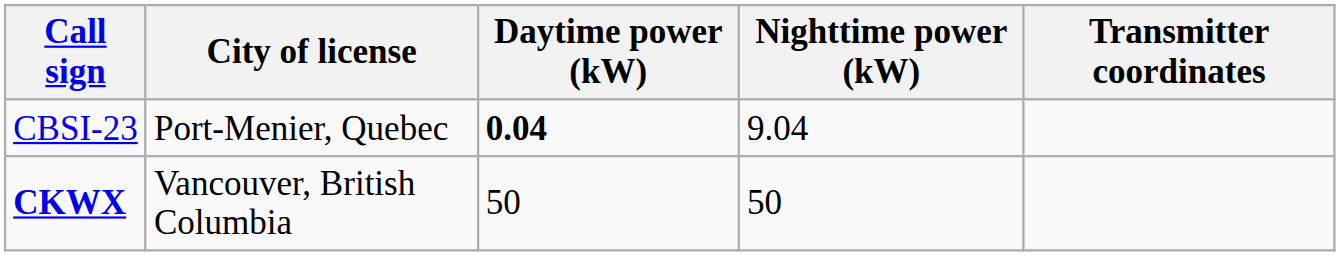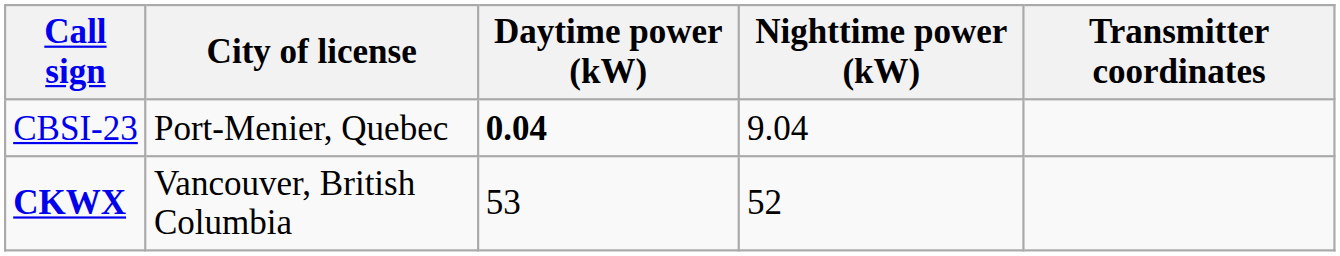(503, 202) 50 -> (503, 202) 53
(765, 202) 50 -> (765, 202) 52
